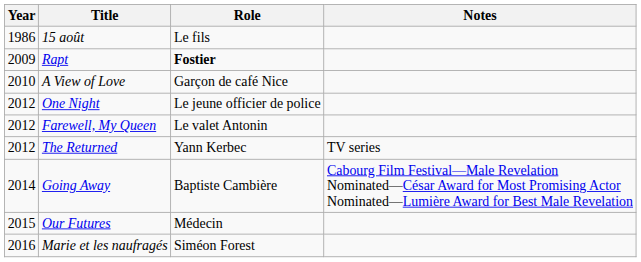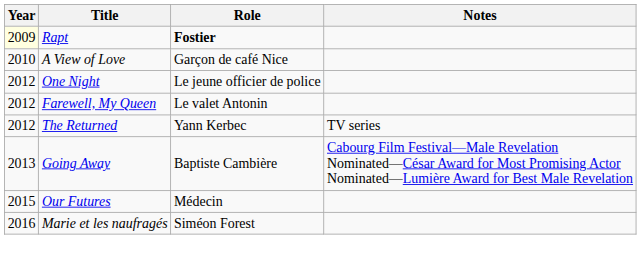- row: (63, 37)
(22, 59) no background -> (22, 37) lightyellow background
(22, 185) 2014 -> (22, 163) 2013
